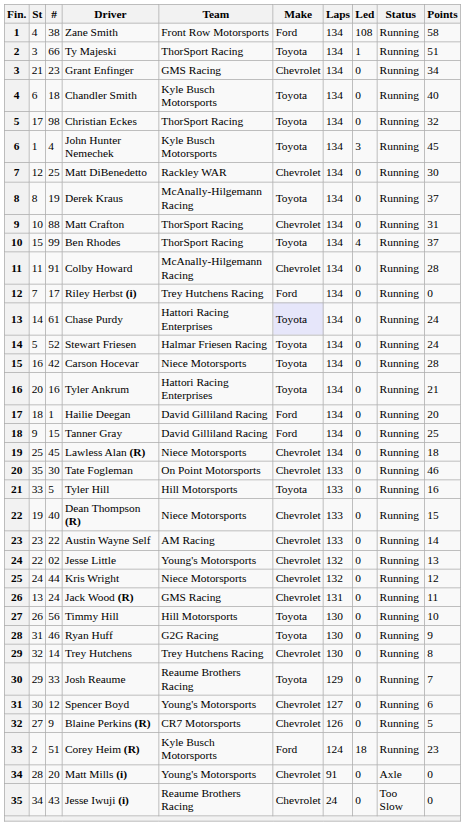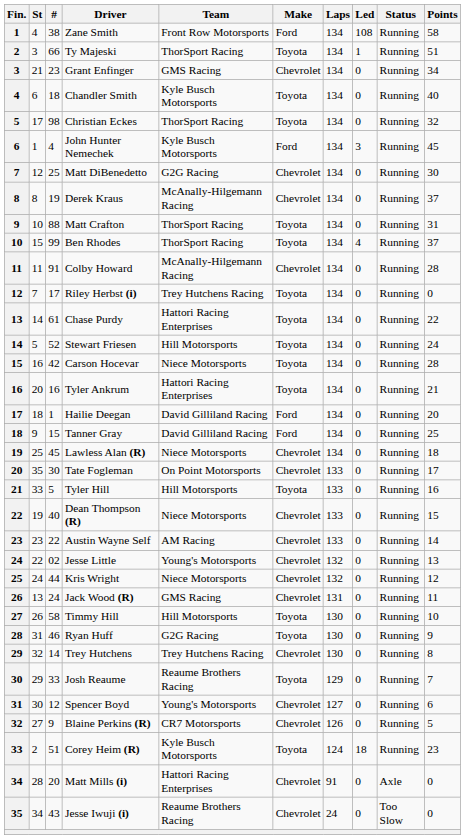(291, 147) Toyota -> (286, 147) Ford
(194, 172) Rackley WAR -> (190, 172) G2G Racing
(291, 198) Toyota -> (298, 198) Chevrolet
(298, 223) Chevrolet -> (291, 223) Toyota
(286, 293) Ford -> (291, 293) Toyota
(291, 319) lavender background -> (291, 319) no background
(433, 319) 24 -> (433, 319) 22
(214, 344) Halmar Friesen Racing -> (199, 344) Hill Motorsports
(433, 471) 46 -> (433, 471) 17
(54, 616) 56 -> (54, 616) 58
(286, 749) Ford -> (291, 749) Toyota
(209, 774) Young's Motorsports -> (195, 781) Hattori Racing Enterprises
